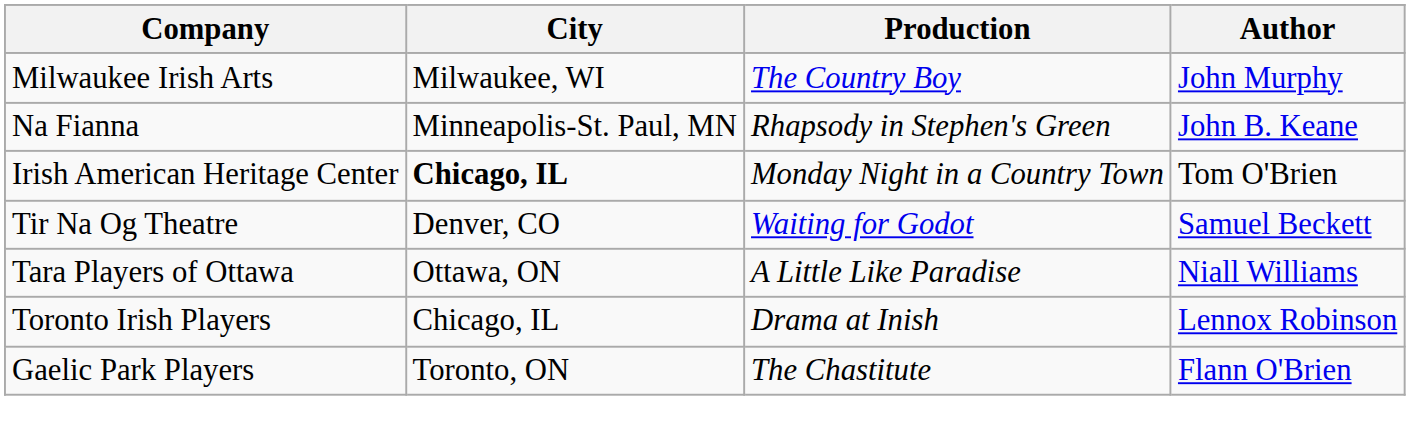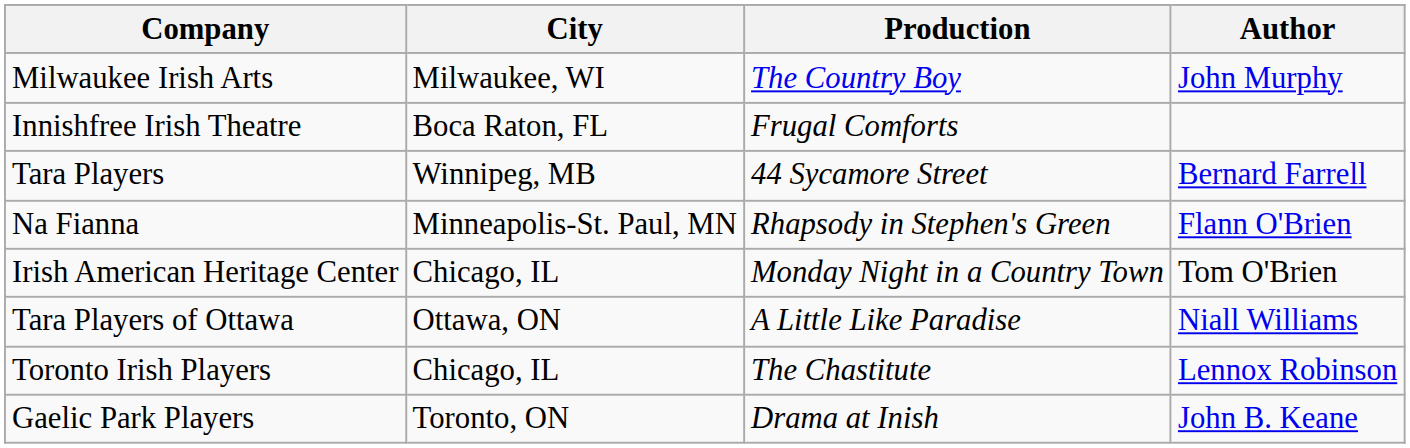+ row: (157, 126)
+ row: (88, 175)
(1268, 126) John B. Keane -> (1265, 223) Flann O'Brien
(490, 175) bold -> (486, 272) normal
- row: (125, 223)
(845, 321) Drama at Inish -> (841, 369) The Chastitute
(841, 369) The Chastitute -> (845, 418) Drama at Inish
(1265, 369) Flann O'Brien -> (1268, 418) John B. Keane
